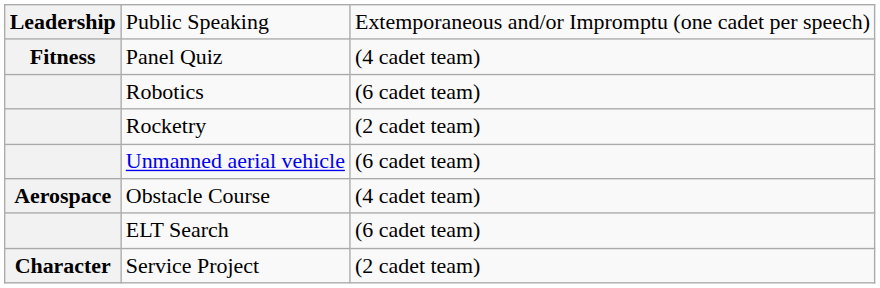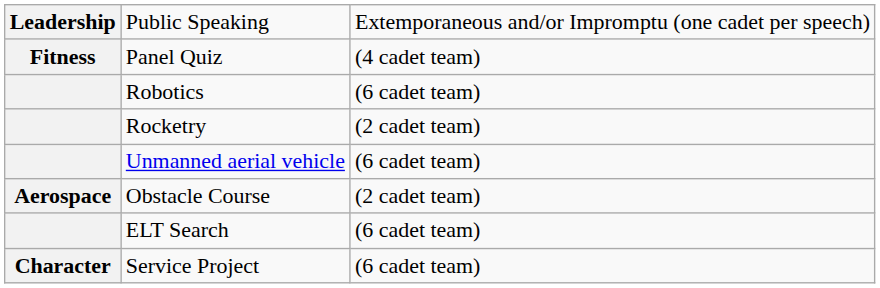(418, 195) (4 cadet team) -> (418, 195) (2 cadet team)
(418, 265) (2 cadet team) -> (418, 265) (6 cadet team)
